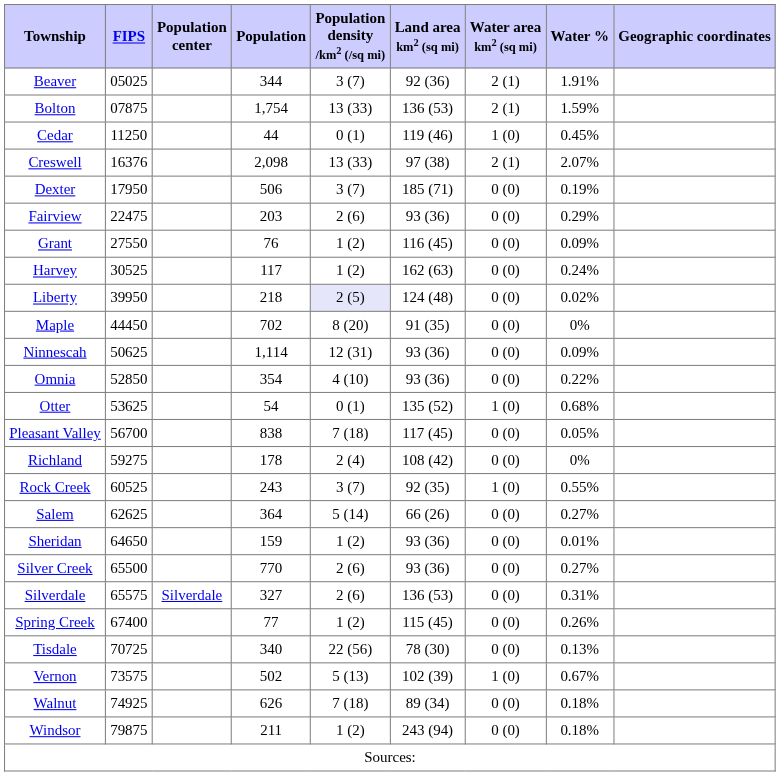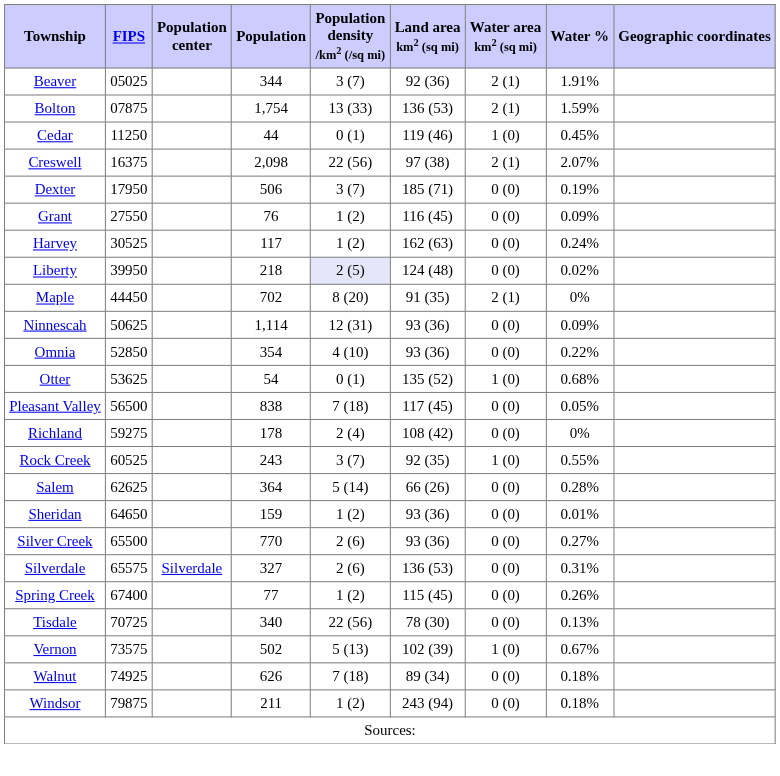(129, 162) 16376 -> (129, 162) 16375
(350, 162) 13 (33) -> (350, 162) 22 (56)
- row: (55, 216)
(506, 324) 0 (0) -> (506, 297) 2 (1)
(129, 432) 56700 -> (129, 405) 56500
(580, 514) 0.27% -> (580, 487) 0.28%
